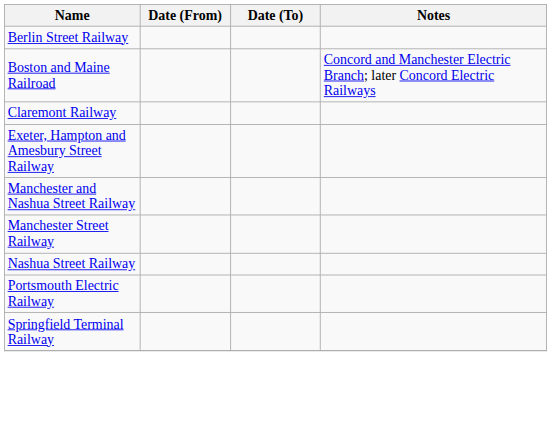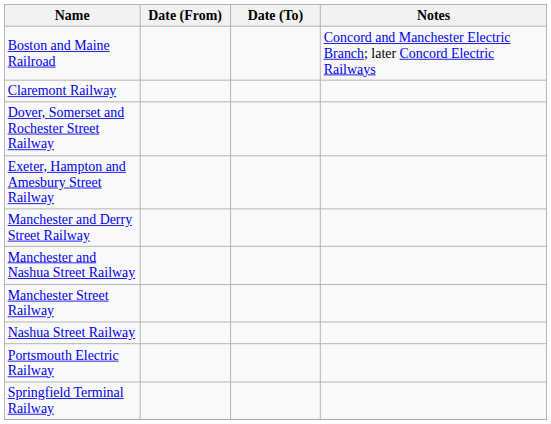- row: (68, 37)
+ row: (66, 128)
+ row: (70, 227)
